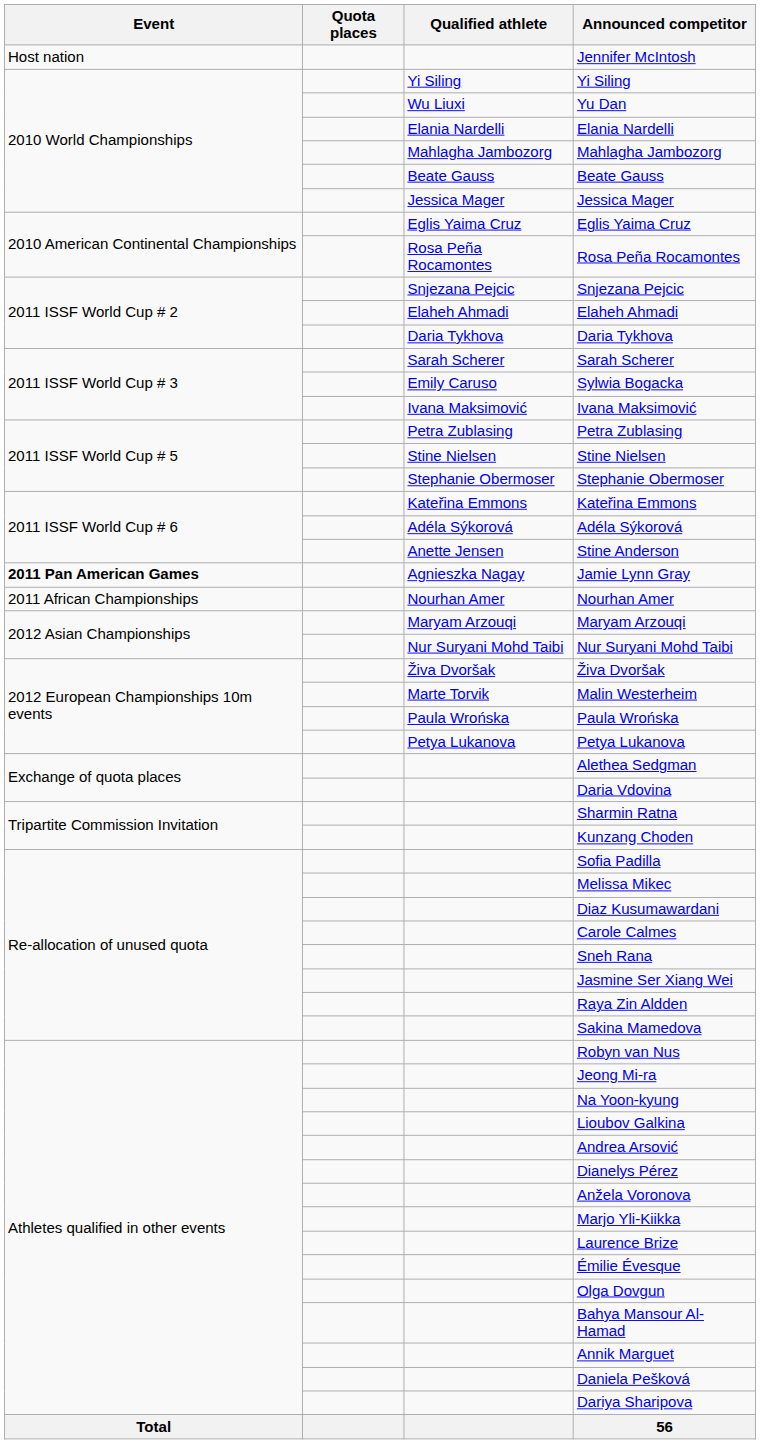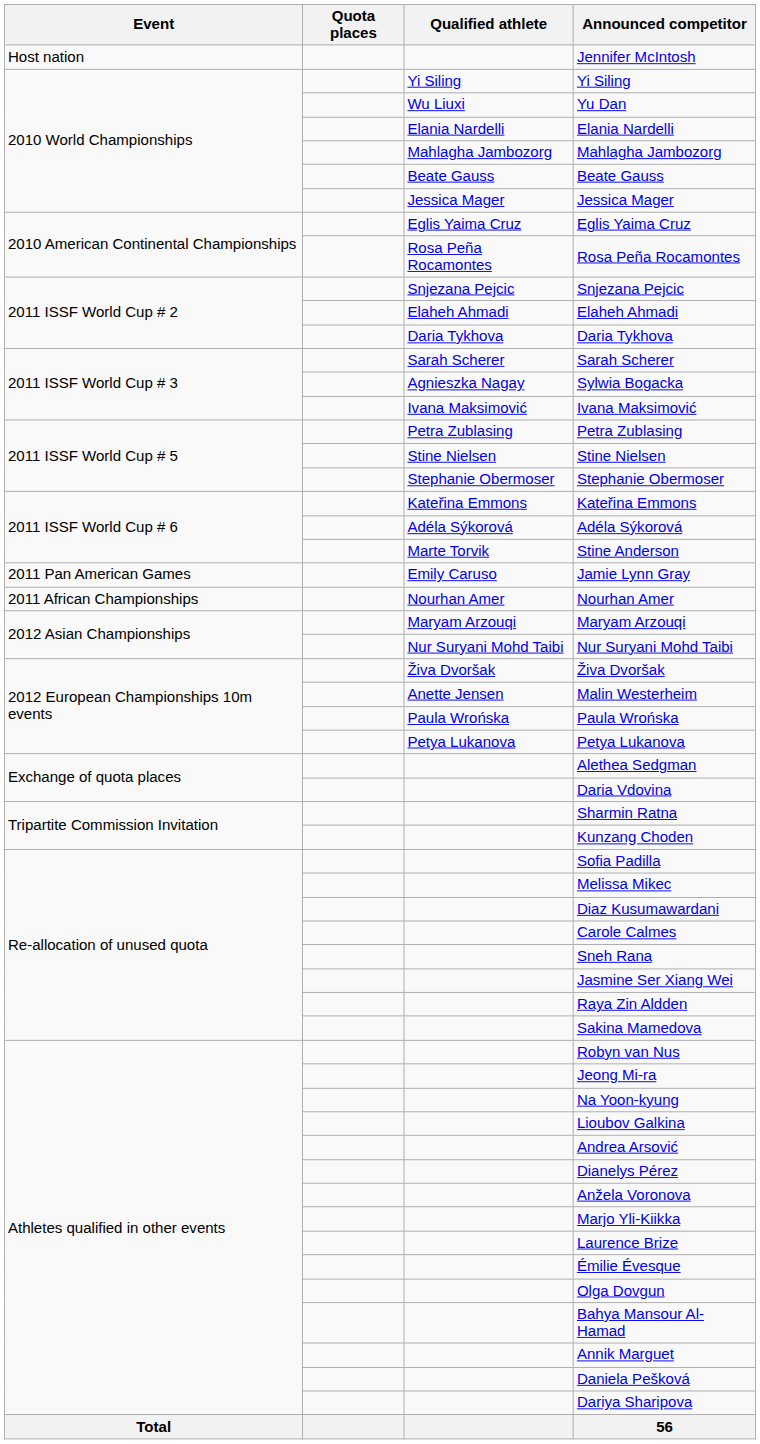(452, 384) Emily Caruso -> (466, 384) Agnieszka Nagay
(456, 551) Anette Jensen -> (448, 551) Marte Torvik
(103, 575) bold -> (99, 575) normal
(466, 575) Agnieszka Nagay -> (452, 575) Emily Caruso
(448, 694) Marte Torvik -> (456, 694) Anette Jensen
